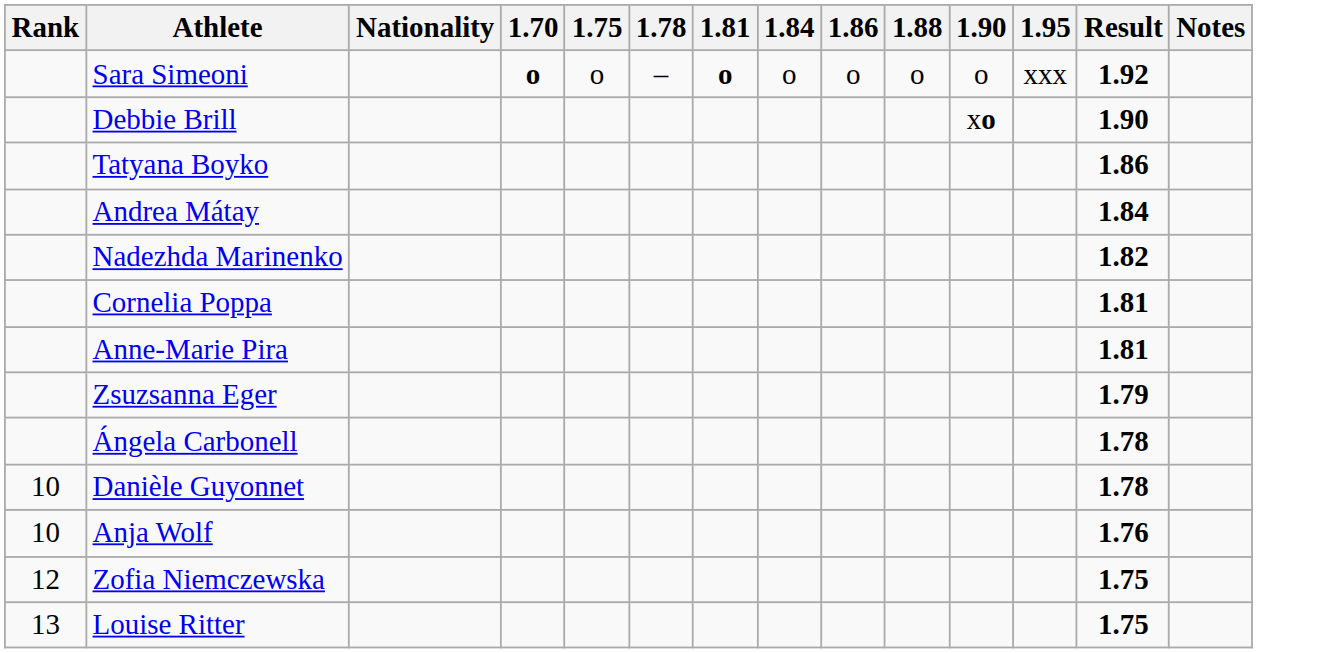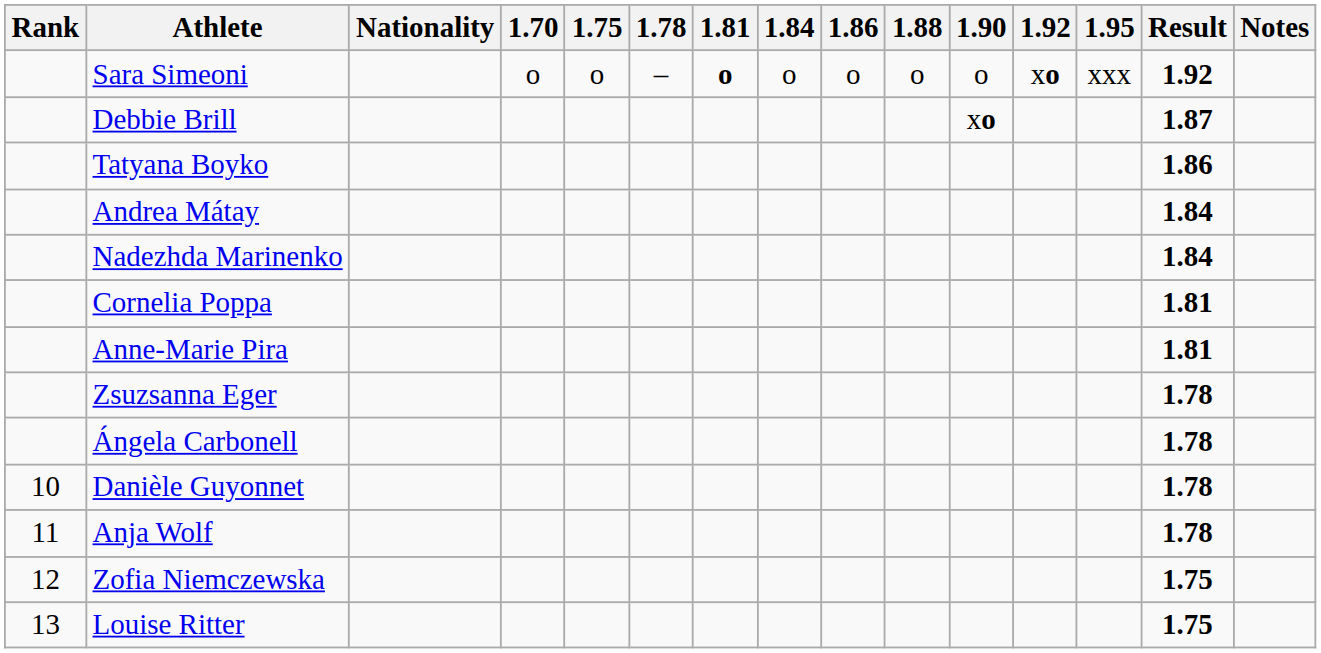+ column: (1045, 27)
(533, 73) bold -> (533, 73) normal
(1123, 119) 1.90 -> (1187, 119) 1.87
(1123, 257) 1.82 -> (1187, 257) 1.84
(1123, 394) 1.79 -> (1187, 394) 1.78
(45, 532) 10 -> (45, 532) 11
(1123, 532) 1.76 -> (1187, 532) 1.78
